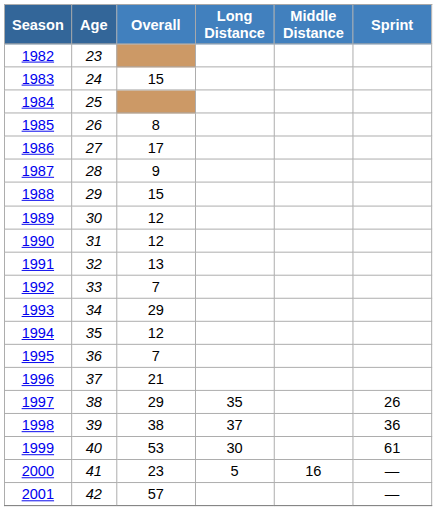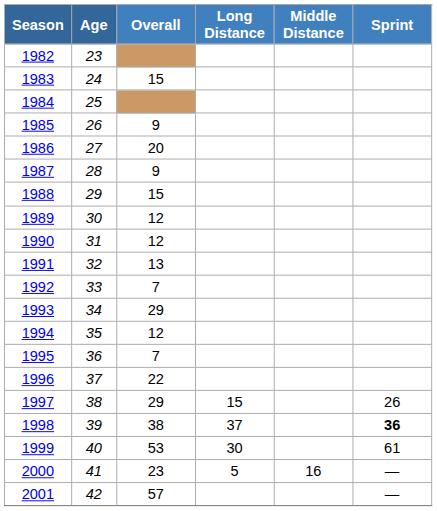(156, 125) 8 -> (156, 125) 9
(156, 148) 17 -> (156, 148) 20
(156, 379) 21 -> (156, 379) 22
(235, 402) 35 -> (235, 402) 15
(392, 425) normal -> (392, 425) bold
